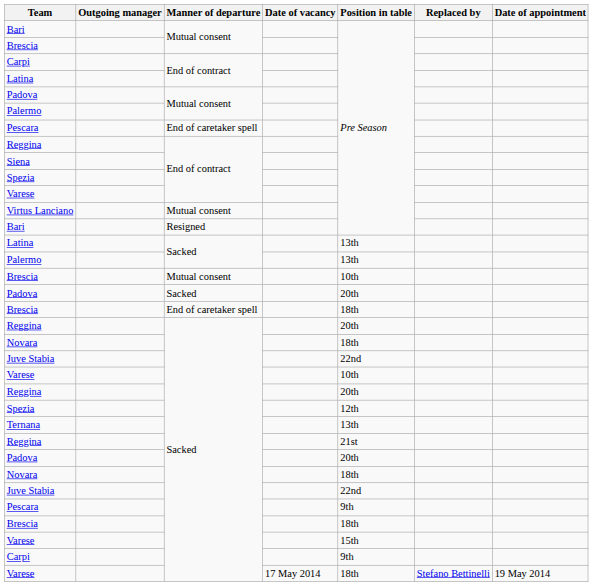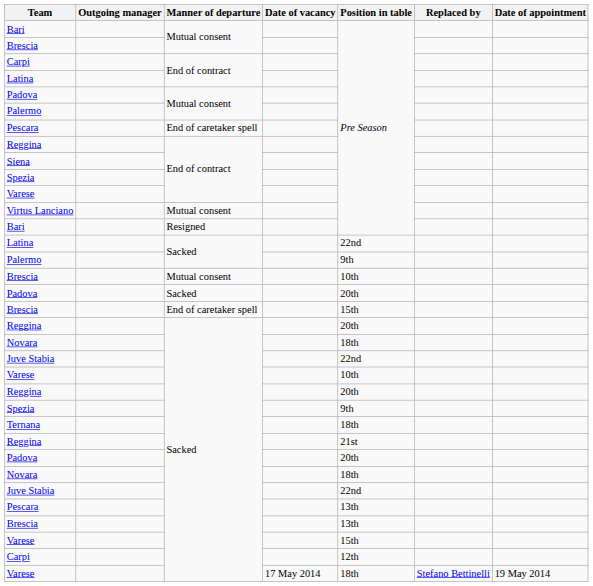(350, 243) 13th -> (351, 243) 22nd
(350, 260) 13th -> (347, 260) 9th
(350, 309) 18th -> (350, 309) 15th
(350, 408) 12th -> (347, 408) 9th
(350, 425) 13th -> (350, 425) 18th
(347, 507) 9th -> (350, 507) 13th
(350, 524) 18th -> (350, 524) 13th
(347, 557) 9th -> (350, 557) 12th
